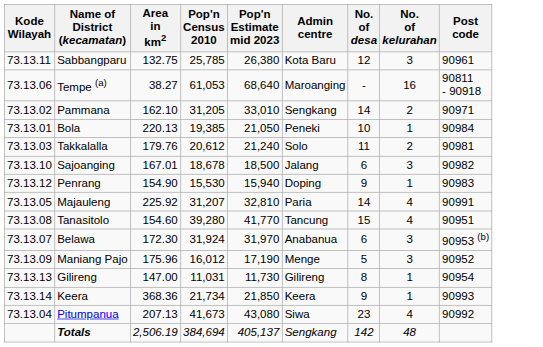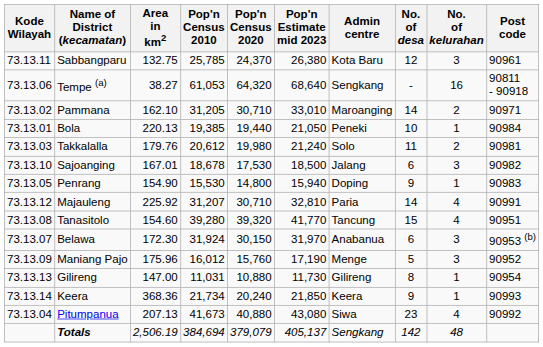+ column: (251, 28)
(315, 85) Maroanging -> (358, 85) Sengkang
(311, 110) Sengkang -> (362, 110) Maroanging
(29, 183) 73.13.12 -> (29, 183) 73.13.05
(29, 201) 73.13.05 -> (29, 201) 73.13.12
